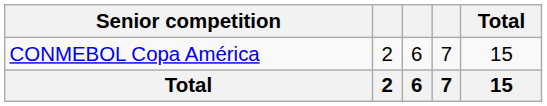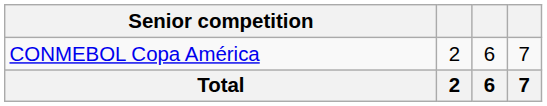- column: (501, 21)
